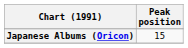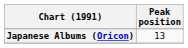(160, 36) 15 -> (160, 36) 13
